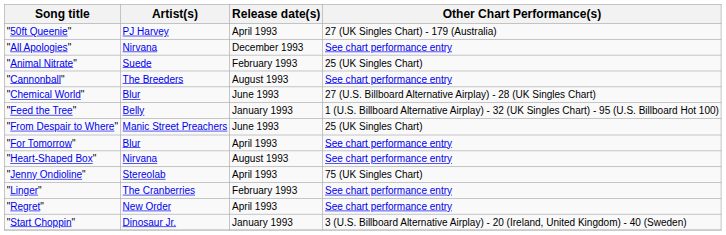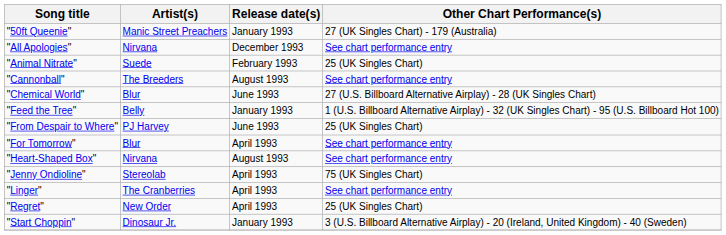(146, 32) PJ Harvey -> (175, 32) Manic Street Preachers
(255, 32) April 1993 -> (262, 32) January 1993
(175, 127) Manic Street Preachers -> (146, 127) PJ Harvey
(265, 190) February 1993 -> (255, 190) April 1993
(389, 206) See chart performance entry -> (374, 206) 25 (UK Singles Chart)
